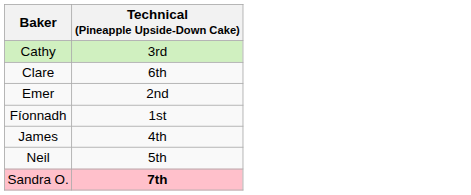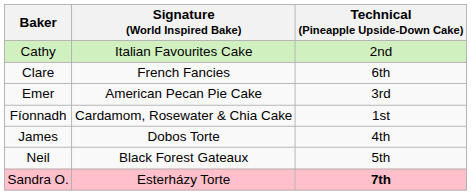+ column: (184, 22)
(157, 51) 3rd -> (381, 51) 2nd
(157, 94) 2nd -> (381, 94) 3rd
